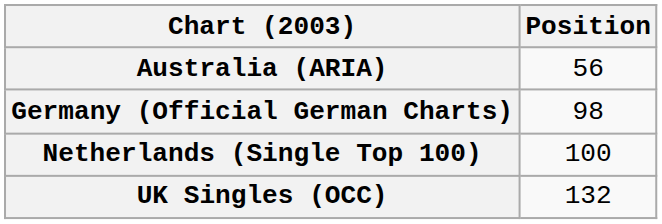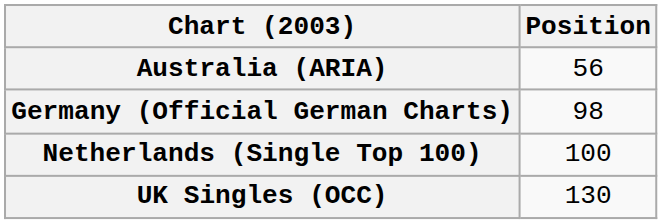(588, 197) 132 -> (588, 197) 130
